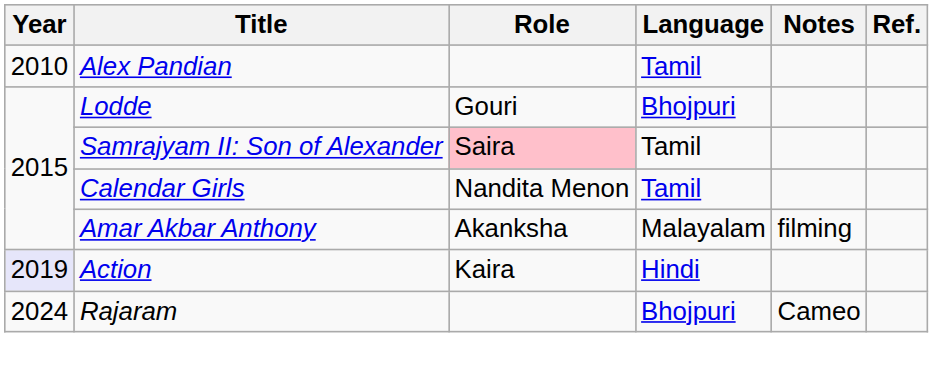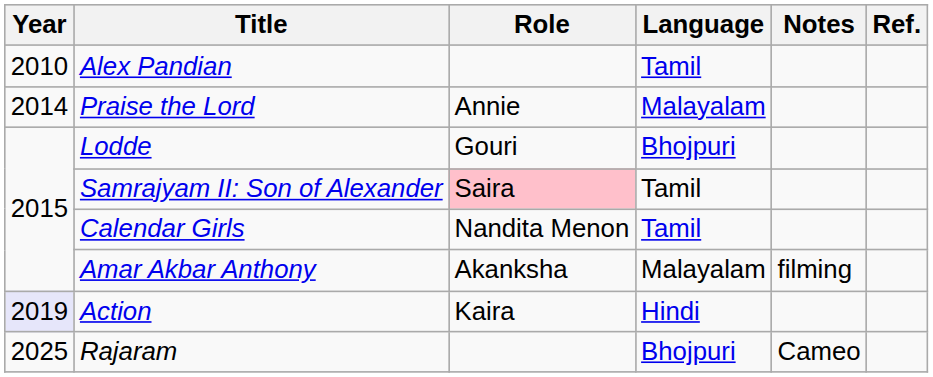+ row: (167, 106)
(39, 310) 2024 -> (39, 351) 2025
